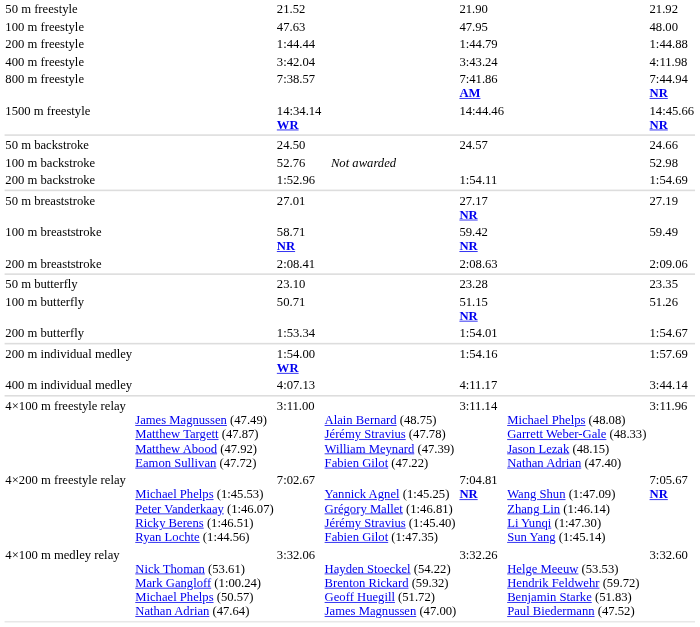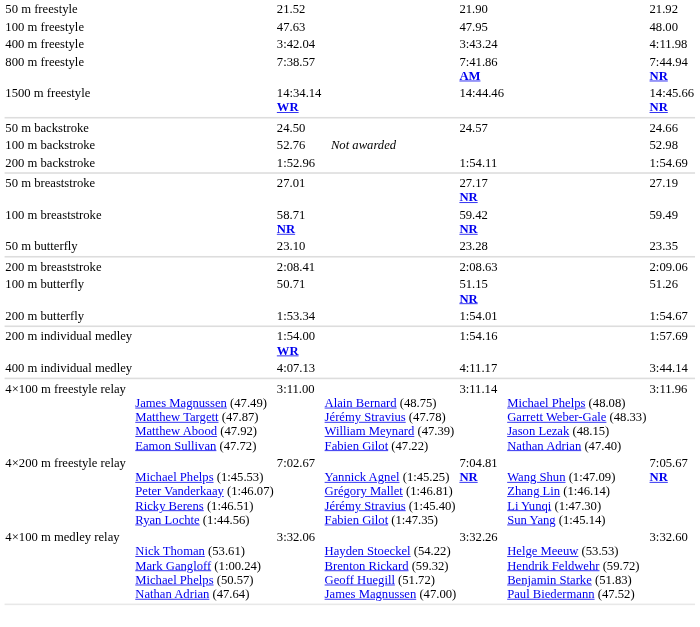- row: (45, 44)
rows swapped: (53, 263) <-> (42, 284)
